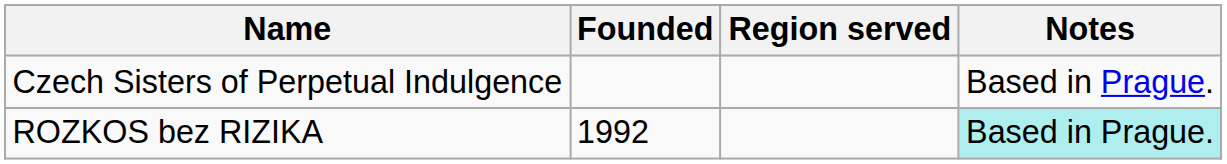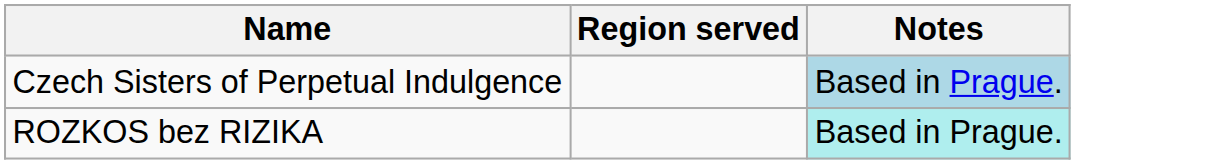- column: (645, 30)
(1090, 81) no background -> (939, 81) lightblue background
